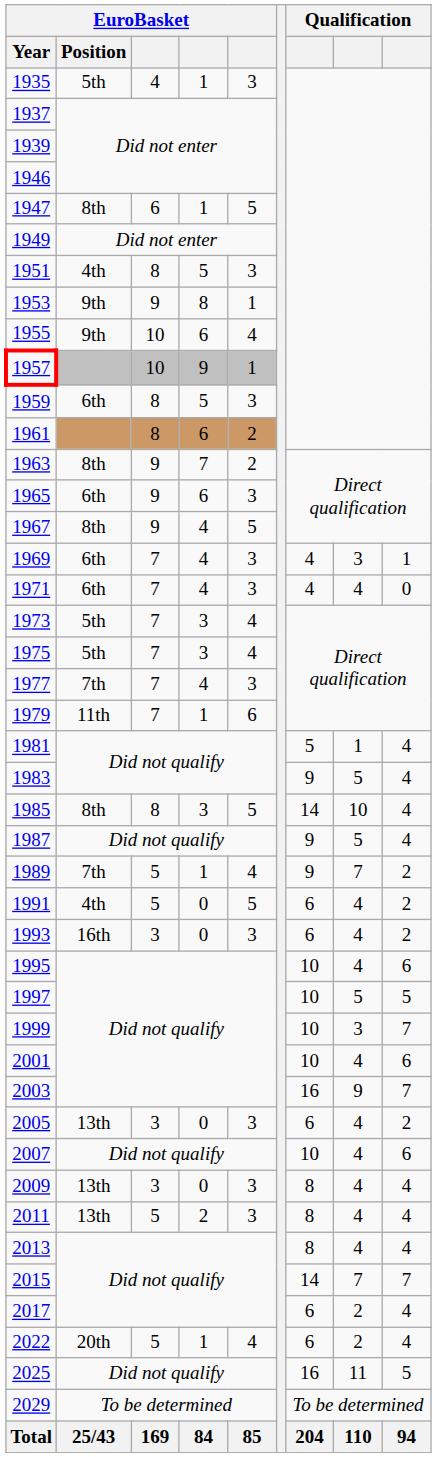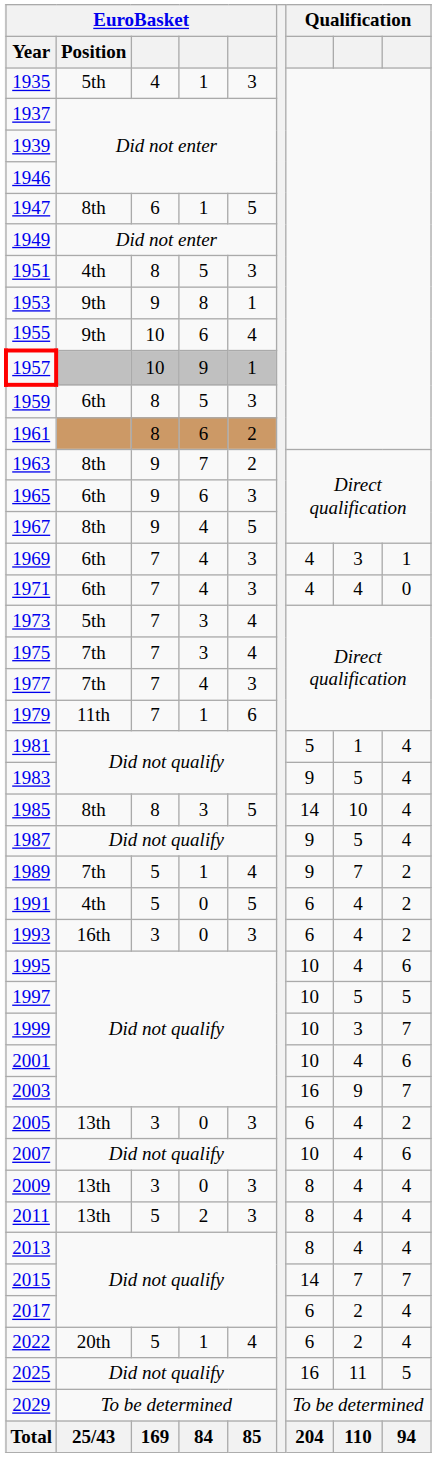(94, 652) 5th -> (94, 652) 7th
